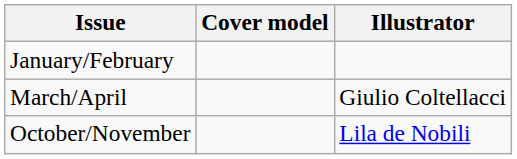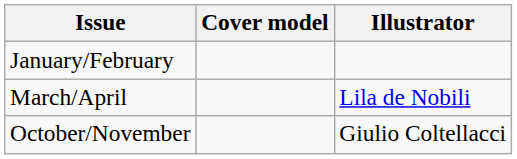(423, 97) Giulio Coltellacci -> (405, 97) Lila de Nobili
(405, 134) Lila de Nobili -> (423, 134) Giulio Coltellacci
